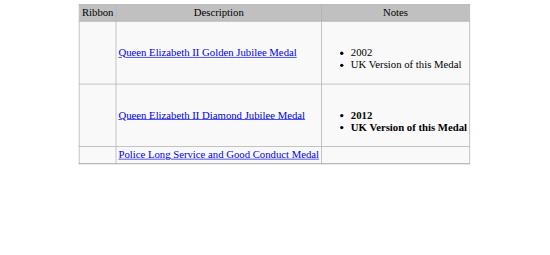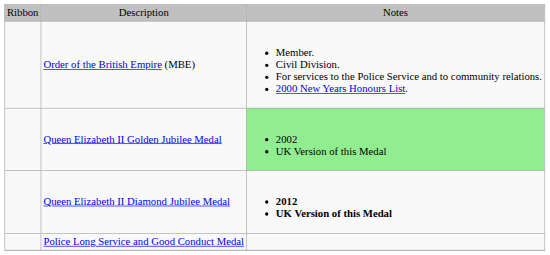+ row: (119, 64)
(396, 59) no background -> (396, 145) lightgreen background
